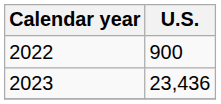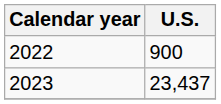(180, 83) 23,436 -> (180, 83) 23,437
